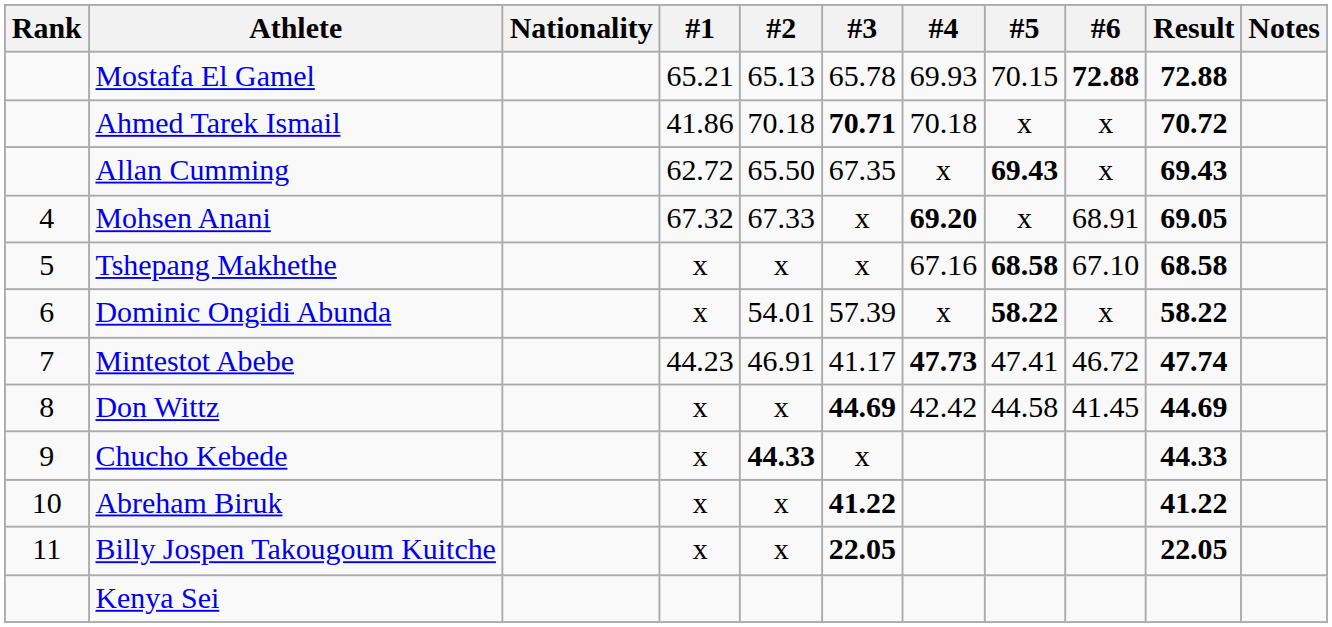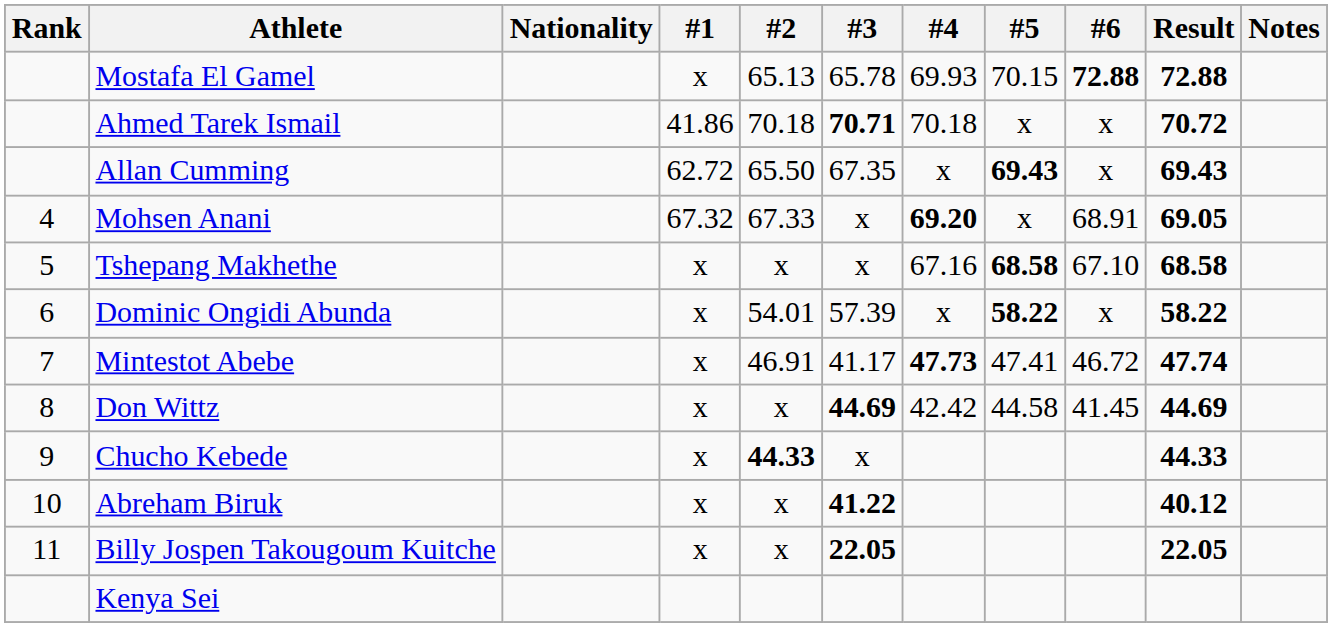(700, 75) 65.21 -> (700, 75) x
(700, 360) 44.23 -> (700, 360) x
(1194, 502) 41.22 -> (1194, 502) 40.12
